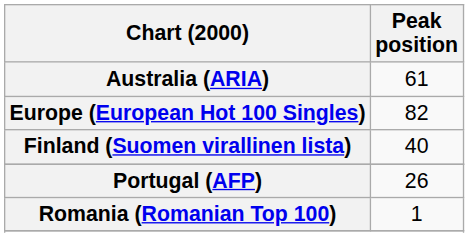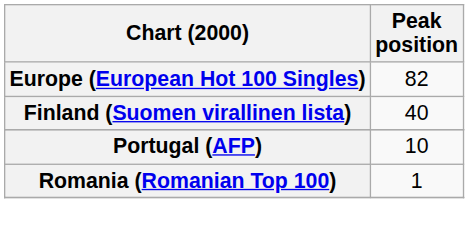- row: (188, 79)
(417, 180) 26 -> (417, 146) 10
